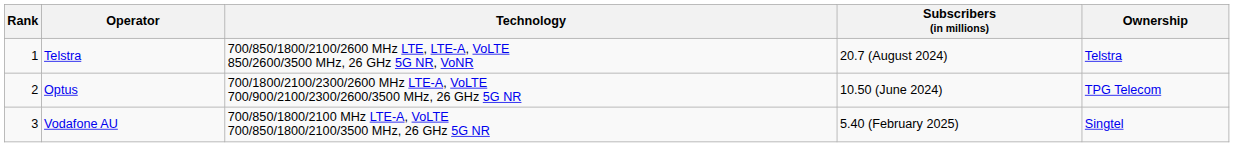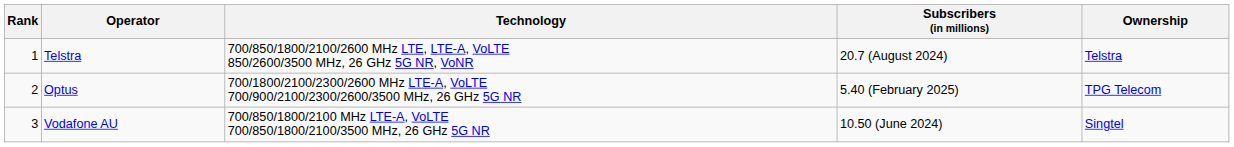(891, 90) 10.50 (June 2024) -> (899, 90) 5.40 (February 2025)
(899, 124) 5.40 (February 2025) -> (891, 124) 10.50 (June 2024)
